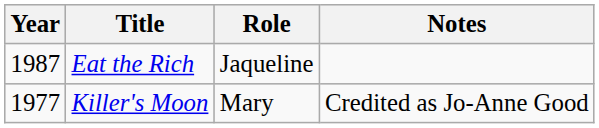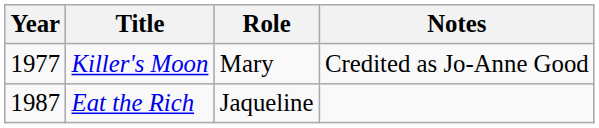rows swapped: (140, 102) <-> (133, 63)
